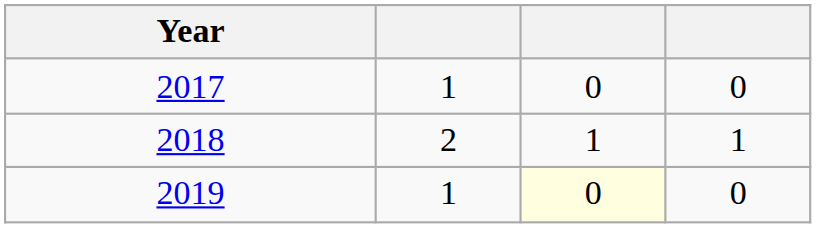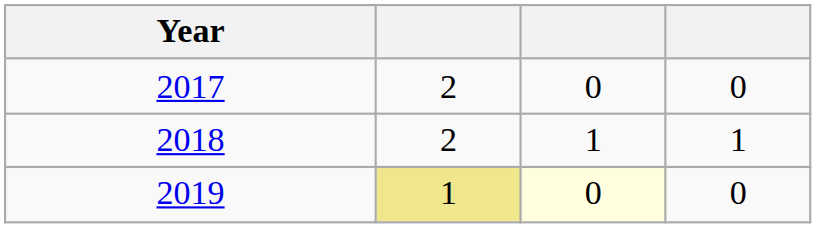(448, 85) 1 -> (448, 85) 2
(448, 193) no background -> (448, 193) khaki background
